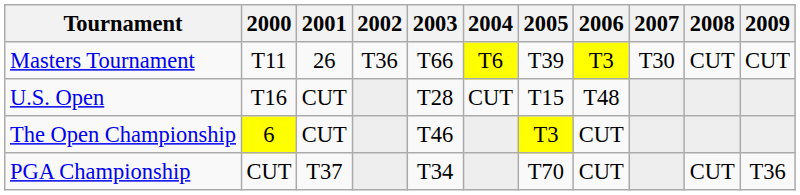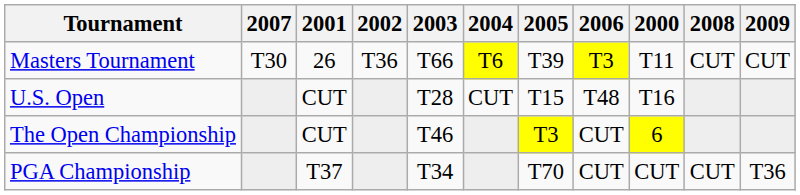columns swapped: (269, 23) <-> (657, 23)
